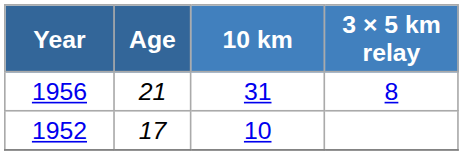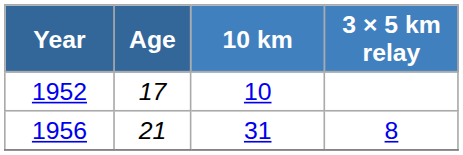rows swapped: (59, 131) <-> (59, 92)
